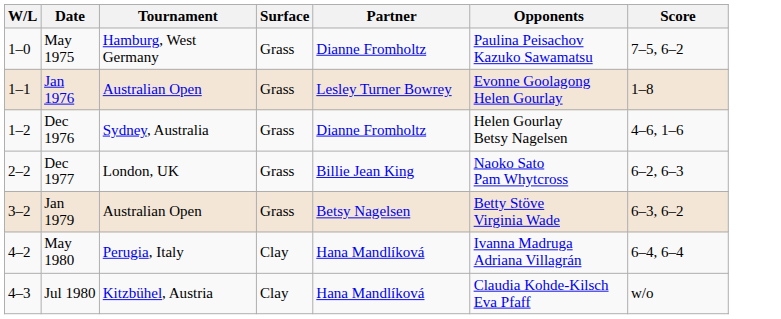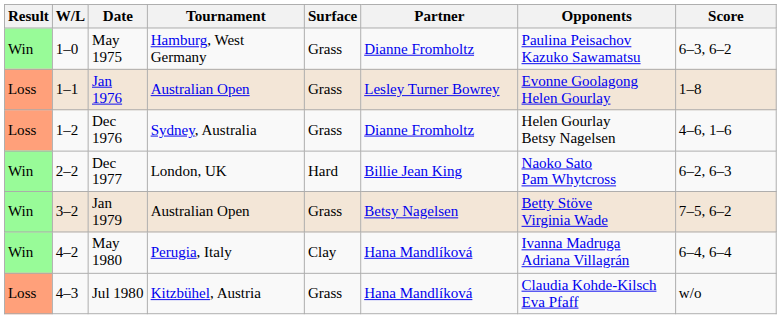+ column: (28, 16)
(657, 48) 7–5, 6–2 -> (705, 48) 6–3, 6–2
(277, 171) Grass -> (323, 171) Hard
(657, 211) 6–3, 6–2 -> (705, 211) 7–5, 6–2
(274, 293) Clay -> (325, 293) Grass
